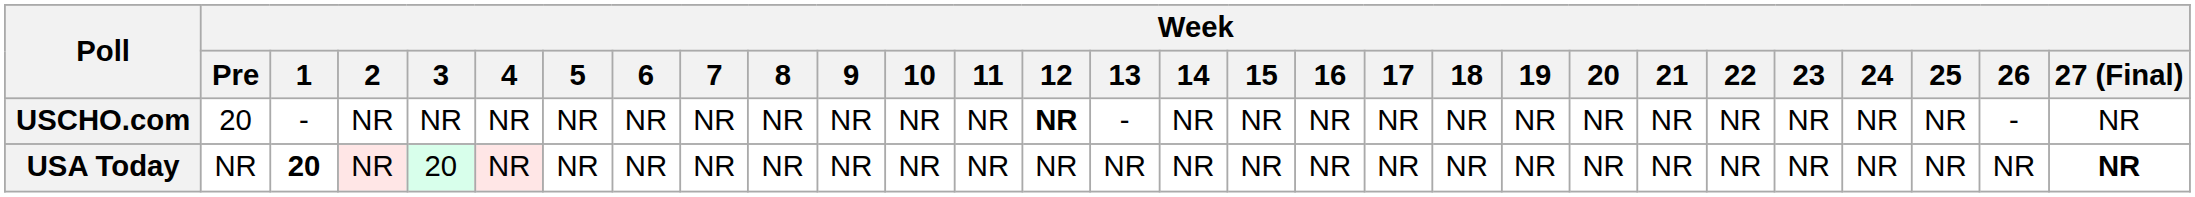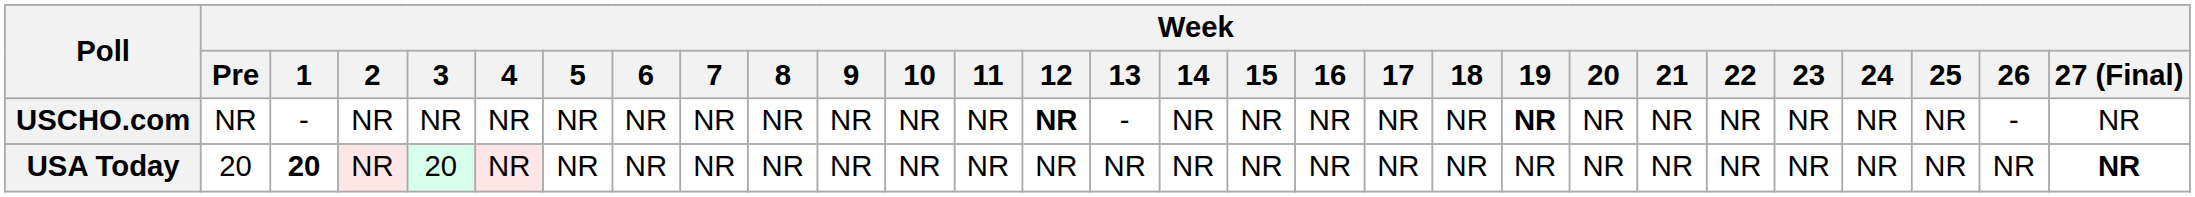(236, 120) 20 -> (236, 120) NR
(1535, 120) normal -> (1535, 120) bold
(236, 167) NR -> (236, 167) 20
